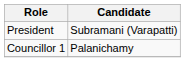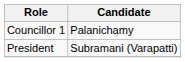rows swapped: (30, 30) <-> (36, 48)
